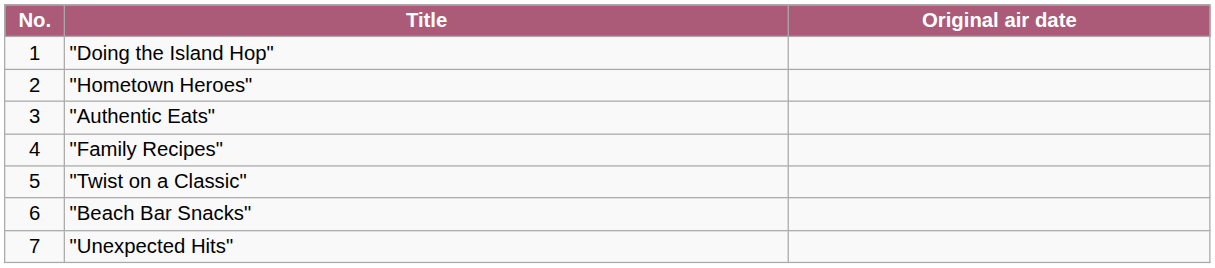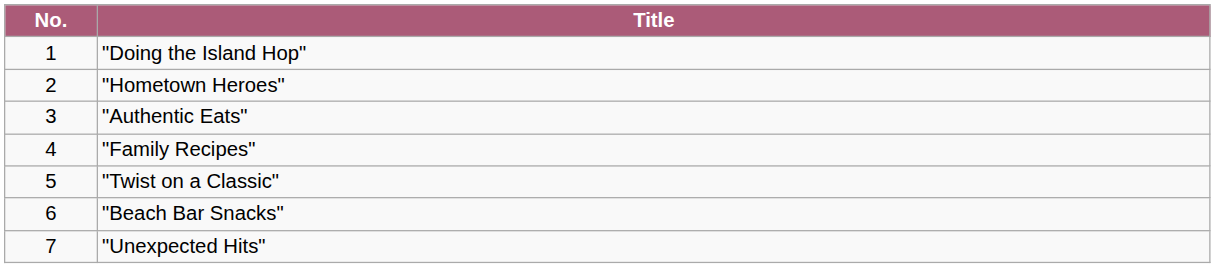- column: (999, 20)
